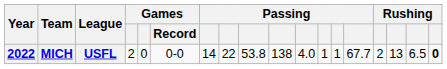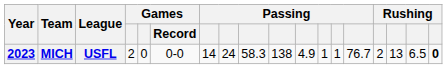(21, 53) 2022 -> (21, 53) 2023
(229, 53) 22 -> (229, 53) 24
(253, 53) 53.8 -> (253, 53) 58.3
(307, 53) 4.0 -> (307, 53) 4.9
(359, 53) 67.7 -> (359, 53) 76.7
